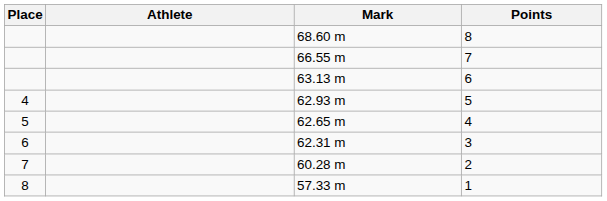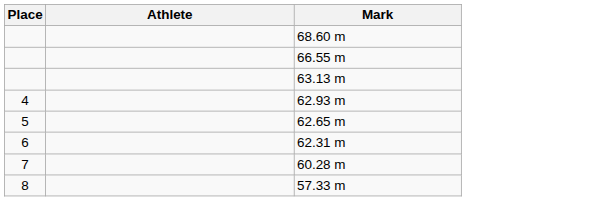- column: (532, 15)
